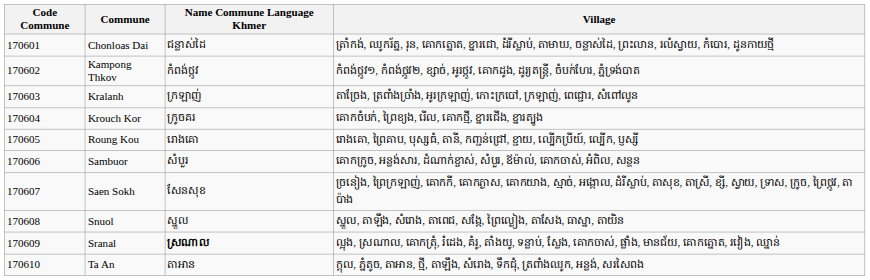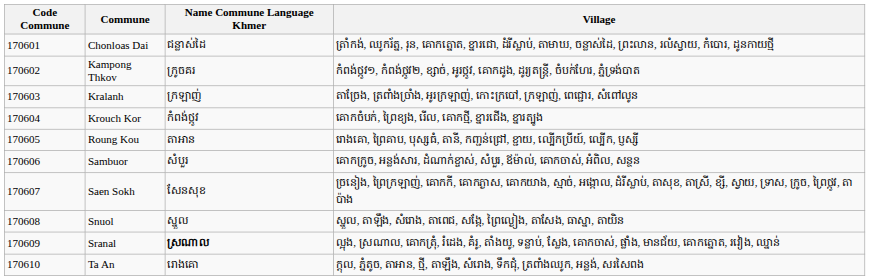(183, 70) កំពង់ថ្កូវ -> (181, 70) ក្រូចគរ
(181, 117) ក្រូចគរ -> (183, 117) កំពង់ថ្កូវ
(183, 139) រោងគោ -> (181, 139) តាអាន
(181, 264) តាអាន -> (183, 264) រោងគោ
